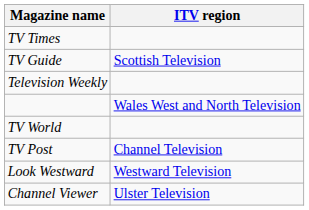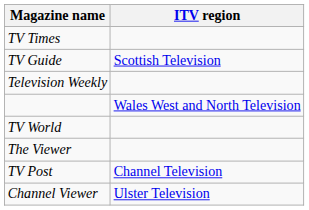+ row: (39, 149)
- row: (51, 171)
